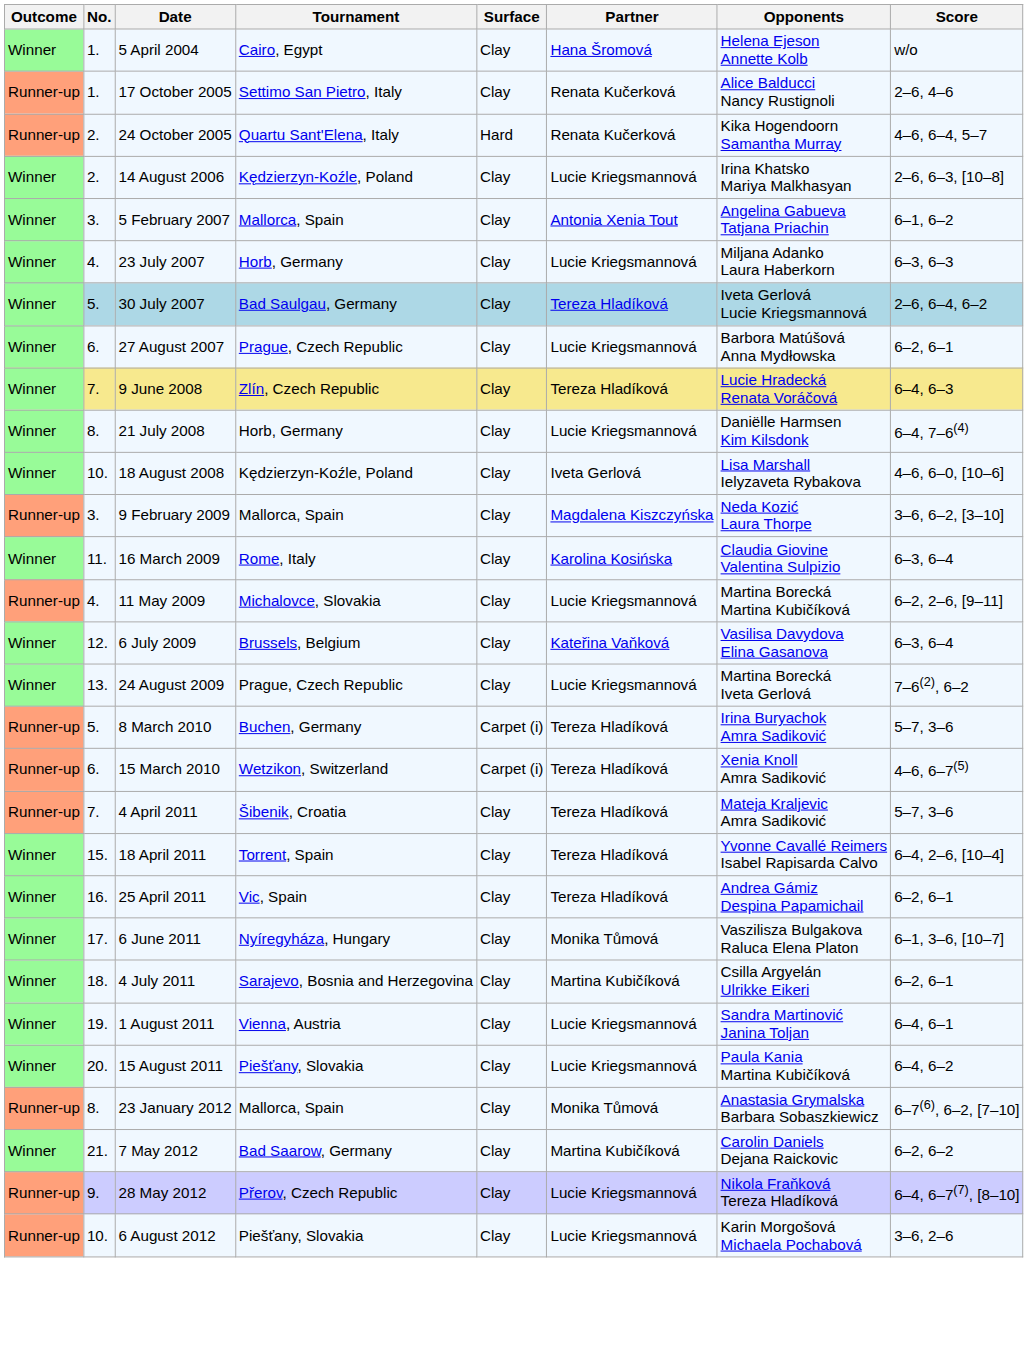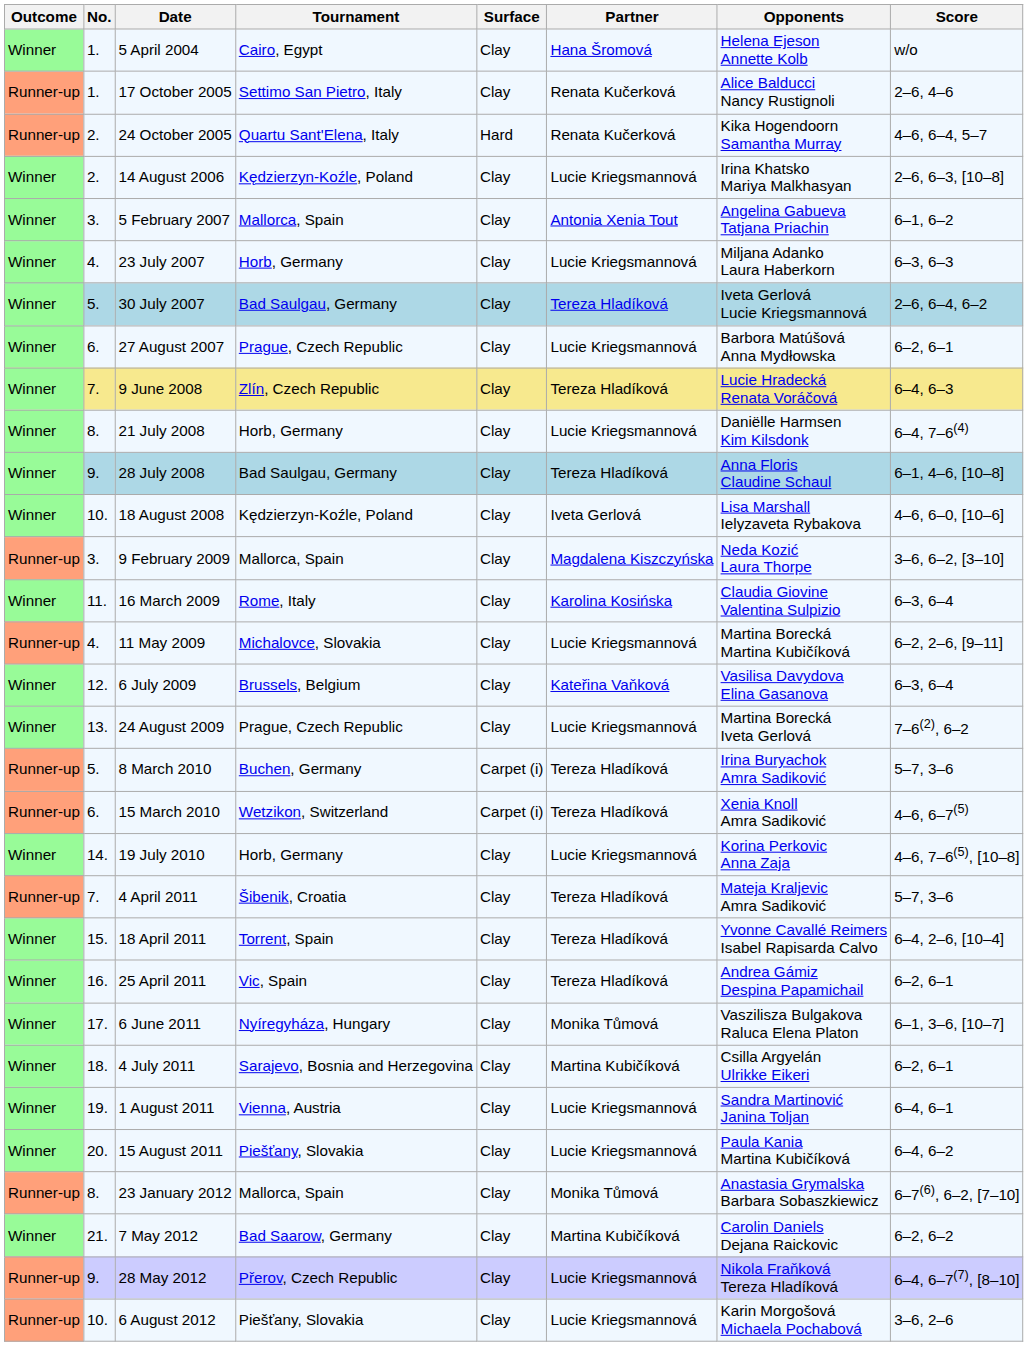+ row: (162, 473)
+ row: (162, 854)
